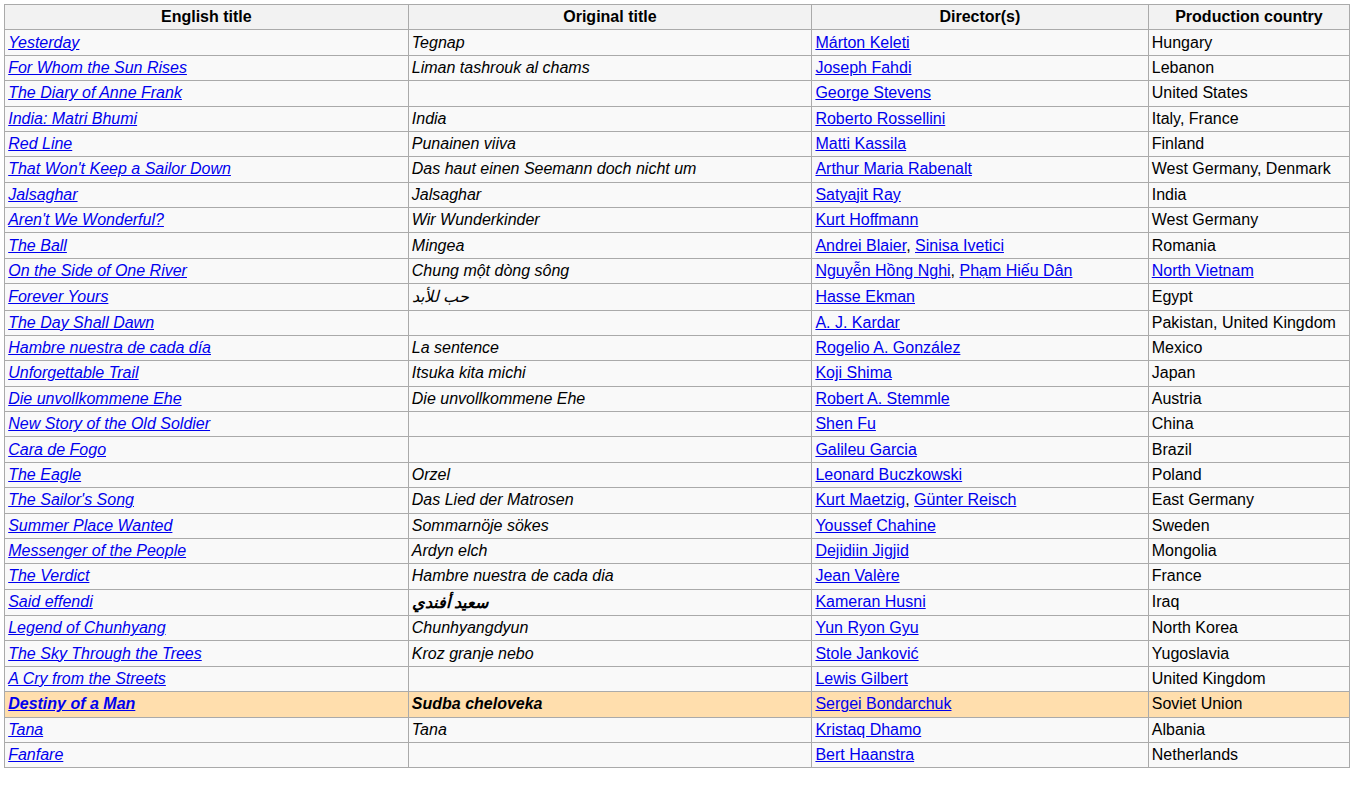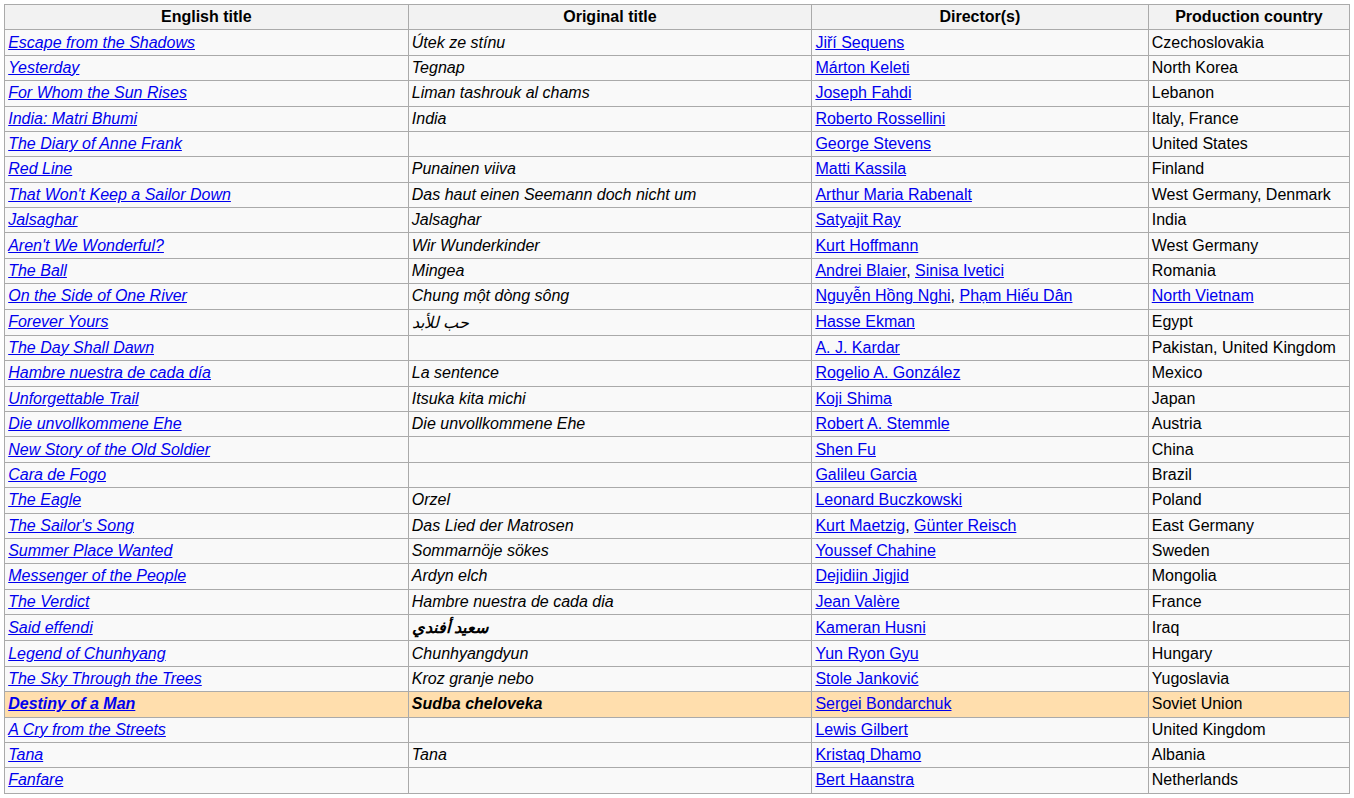+ row: (102, 42)
(1182, 42) Hungary -> (1195, 67) North Korea
rows swapped: (95, 93) <-> (73, 118)
(1195, 628) North Korea -> (1182, 653) Hungary
rows swapped: (87, 678) <-> (72, 704)
